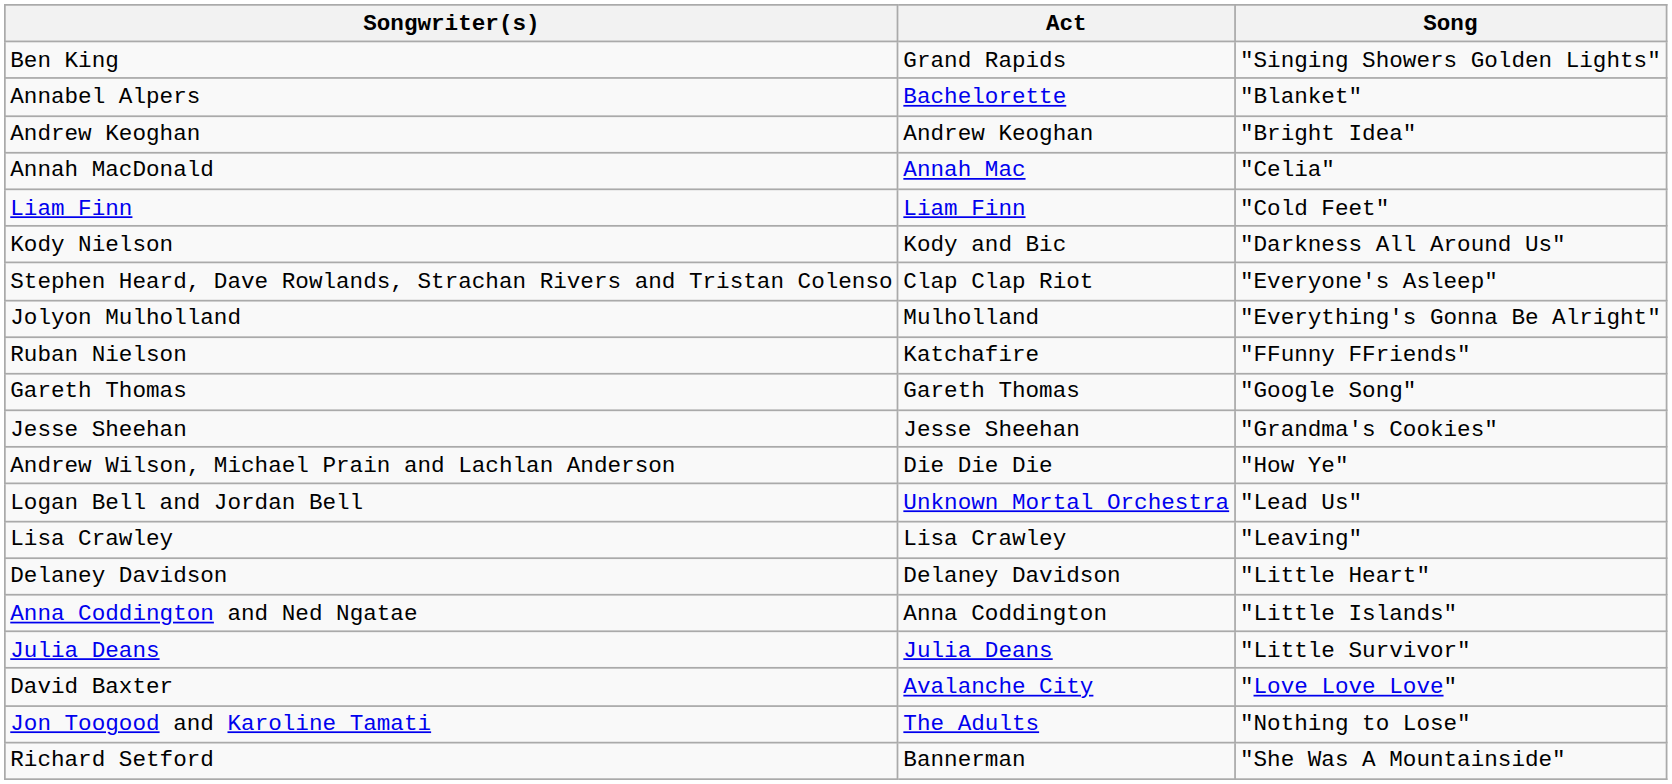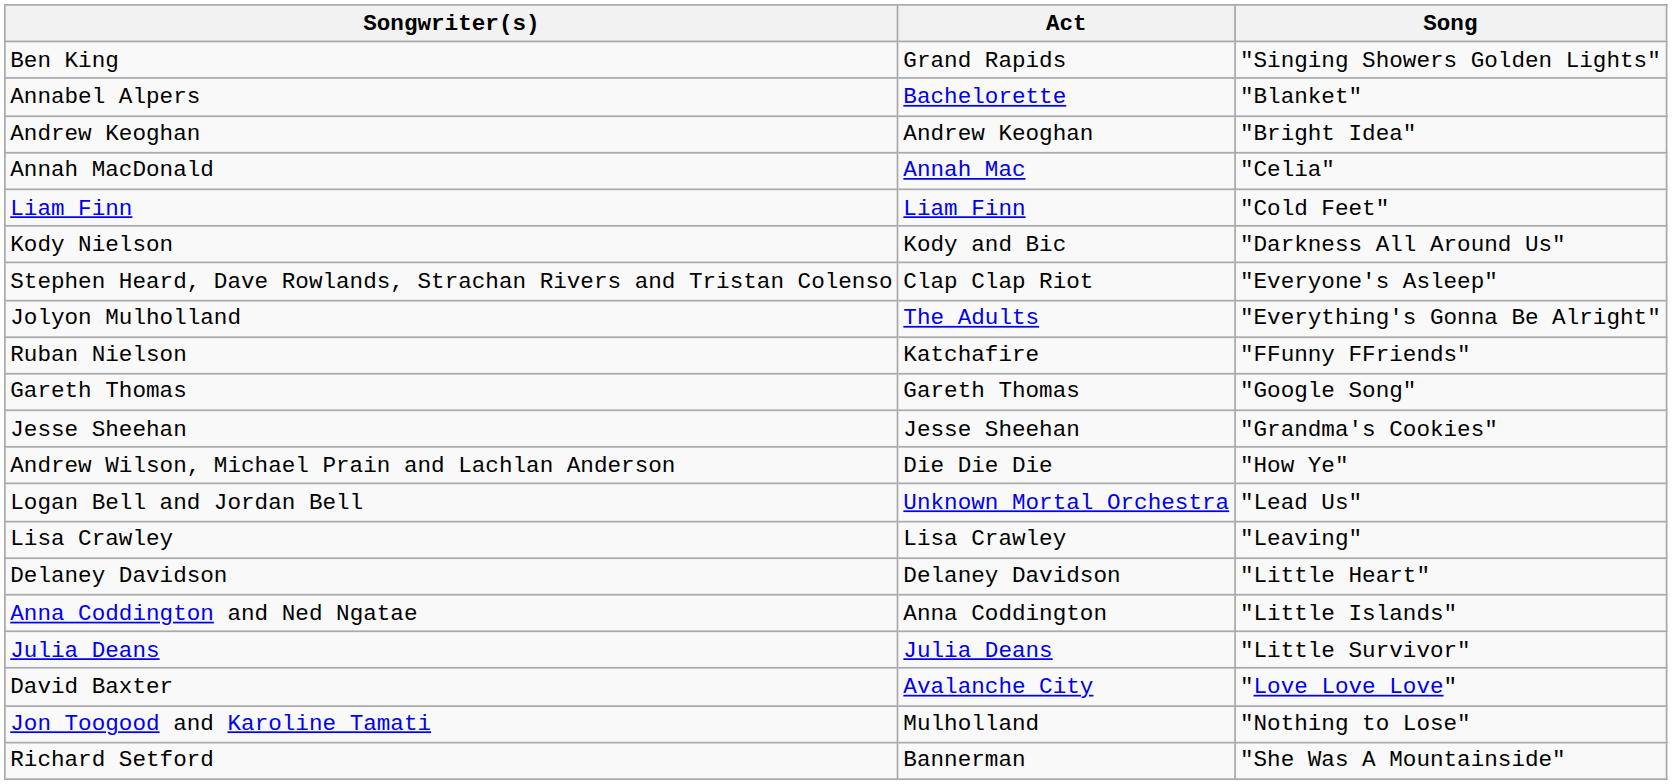(971, 318) Mulholland -> (971, 318) The Adults
(971, 724) The Adults -> (971, 724) Mulholland
